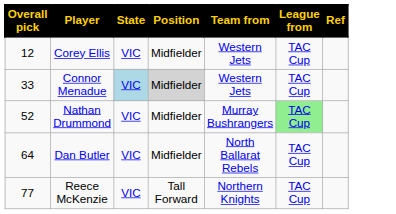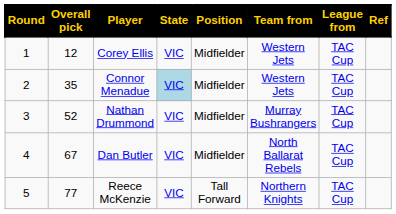+ column: (26, 21)
(28, 85) 33 -> (71, 85) 35
(176, 85) lightgrey background -> (219, 85) no background
(299, 116) lightgreen background -> (342, 116) no background
(28, 155) 64 -> (71, 155) 67
